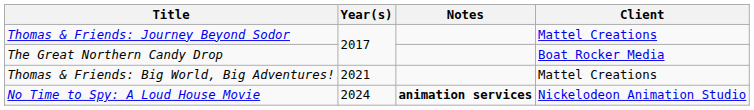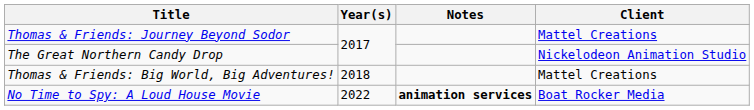(601, 55) Boat Rocker Media -> (642, 55) Nickelodeon Animation Studio
(355, 75) 2021 -> (355, 75) 2018
(355, 95) 2024 -> (355, 95) 2022
(642, 95) Nickelodeon Animation Studio -> (601, 95) Boat Rocker Media
